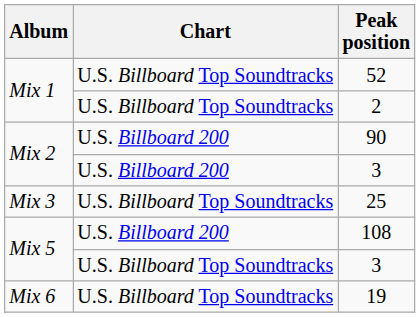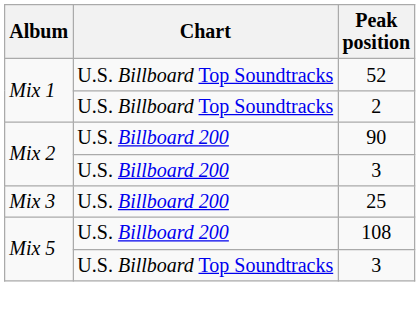(205, 201) U.S. Billboard Top Soundtracks -> (153, 201) U.S. Billboard 200
- row: (32, 296)
